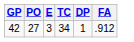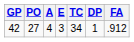+ column: (49, 12)
